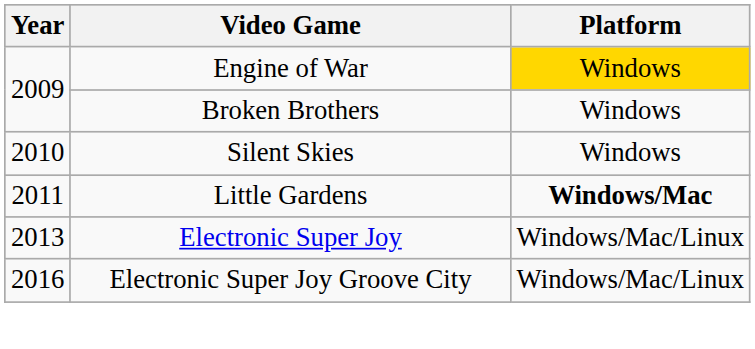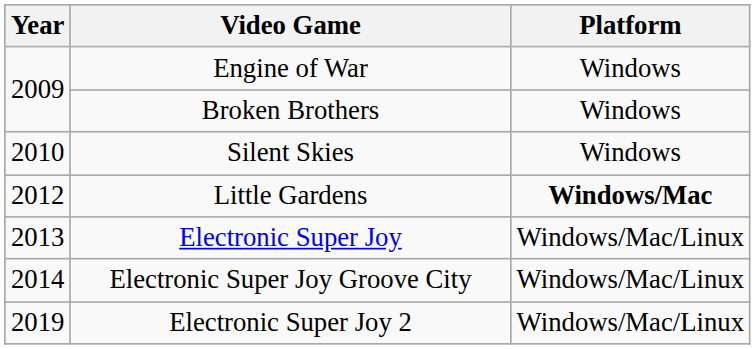(630, 68) gold background -> (630, 68) no background
(38, 195) 2011 -> (38, 195) 2012
(38, 279) 2016 -> (38, 279) 2014
+ row: (290, 322)
